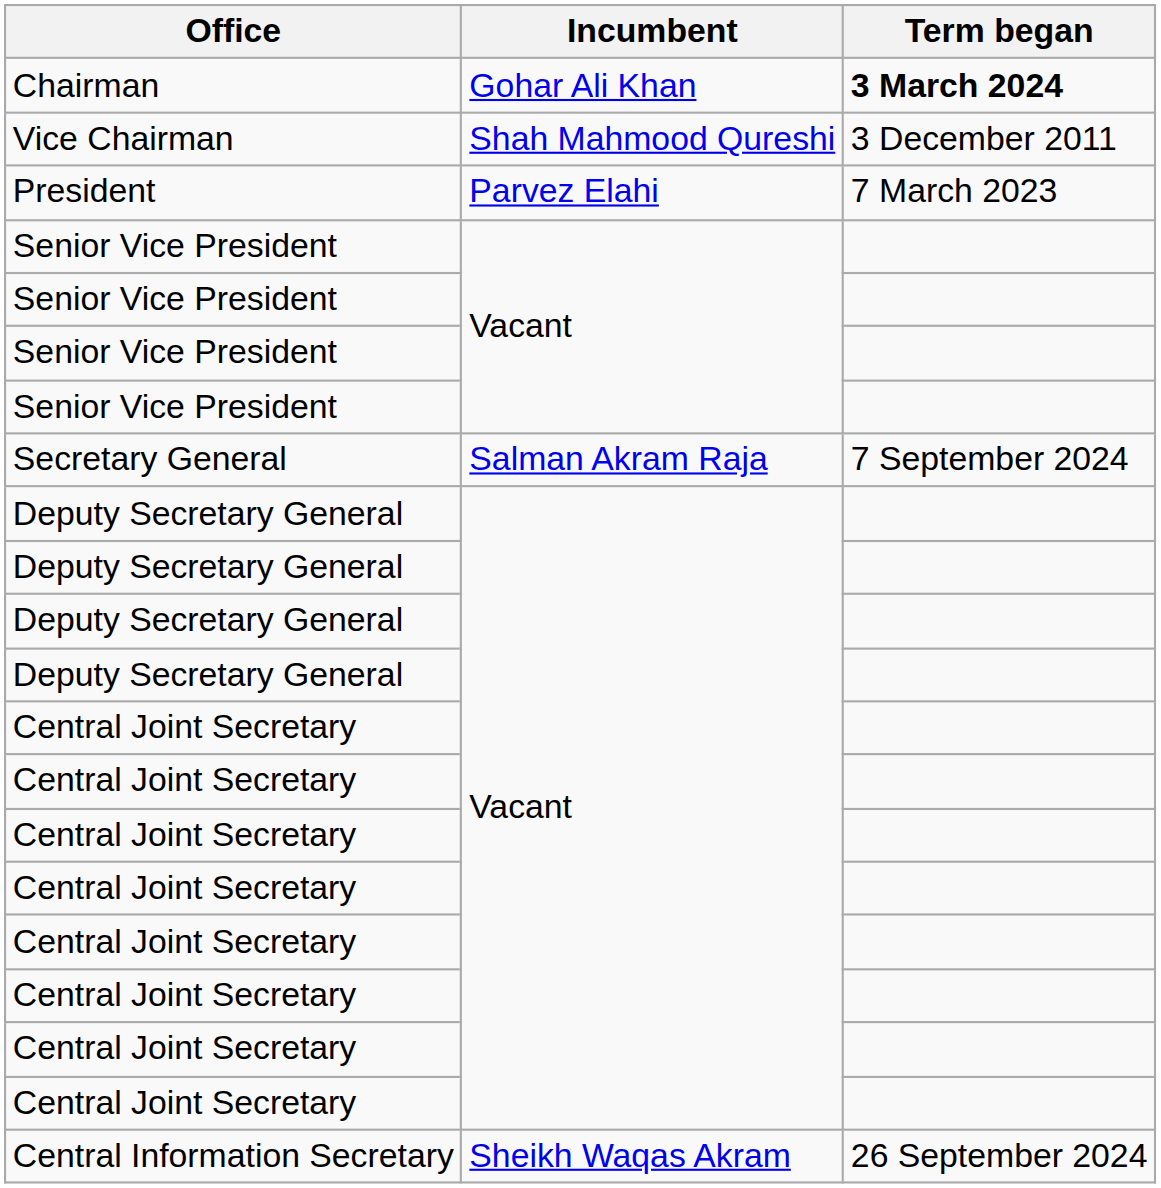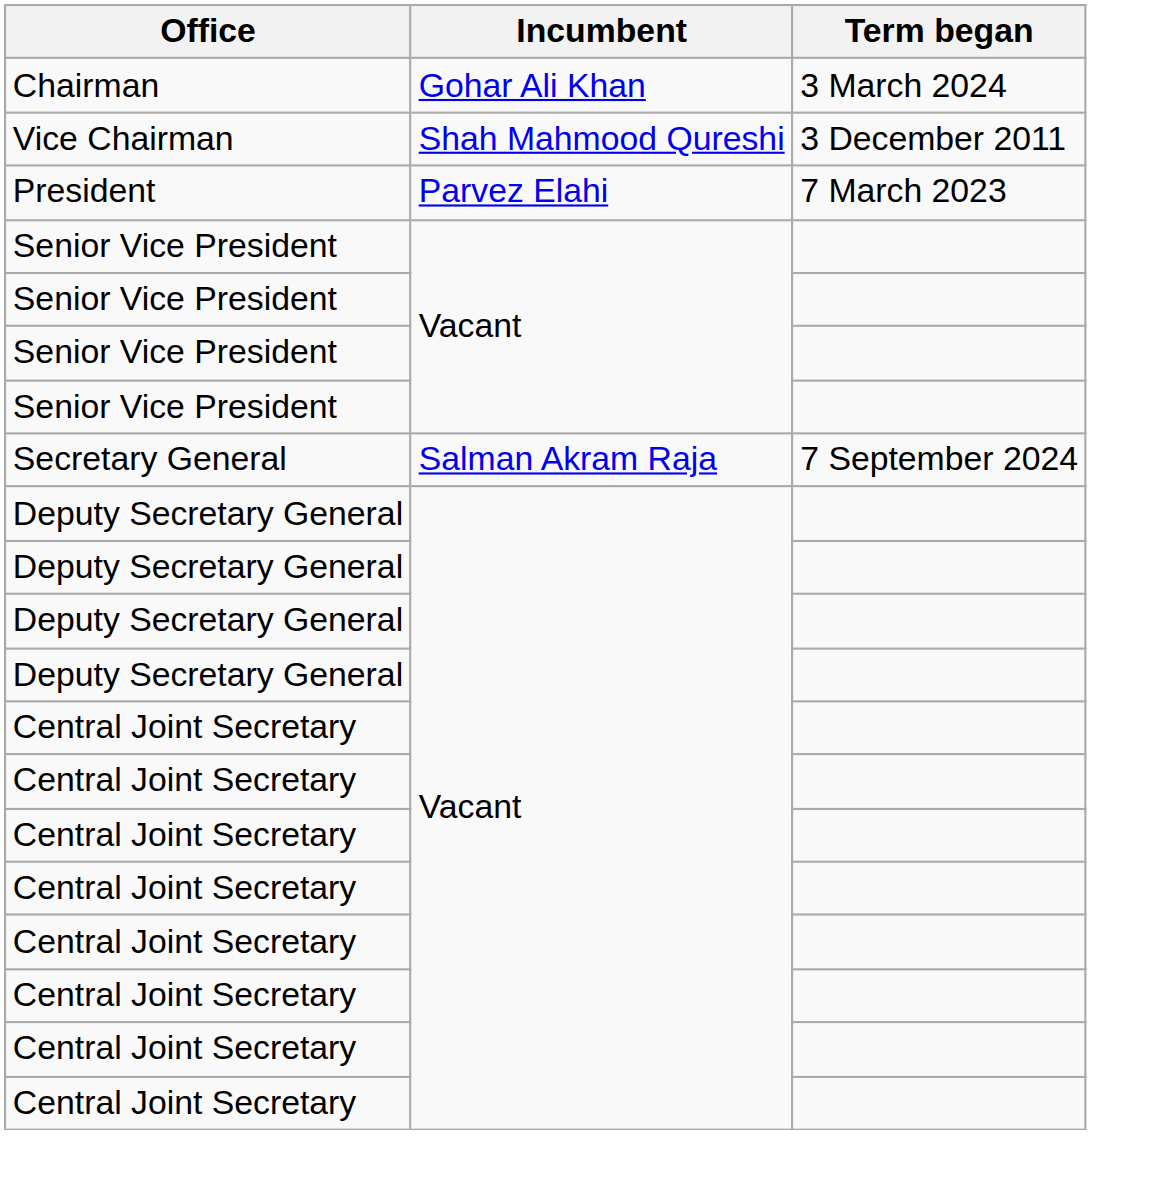(957, 84) bold -> (903, 84) normal
- row: (233, 1155)
